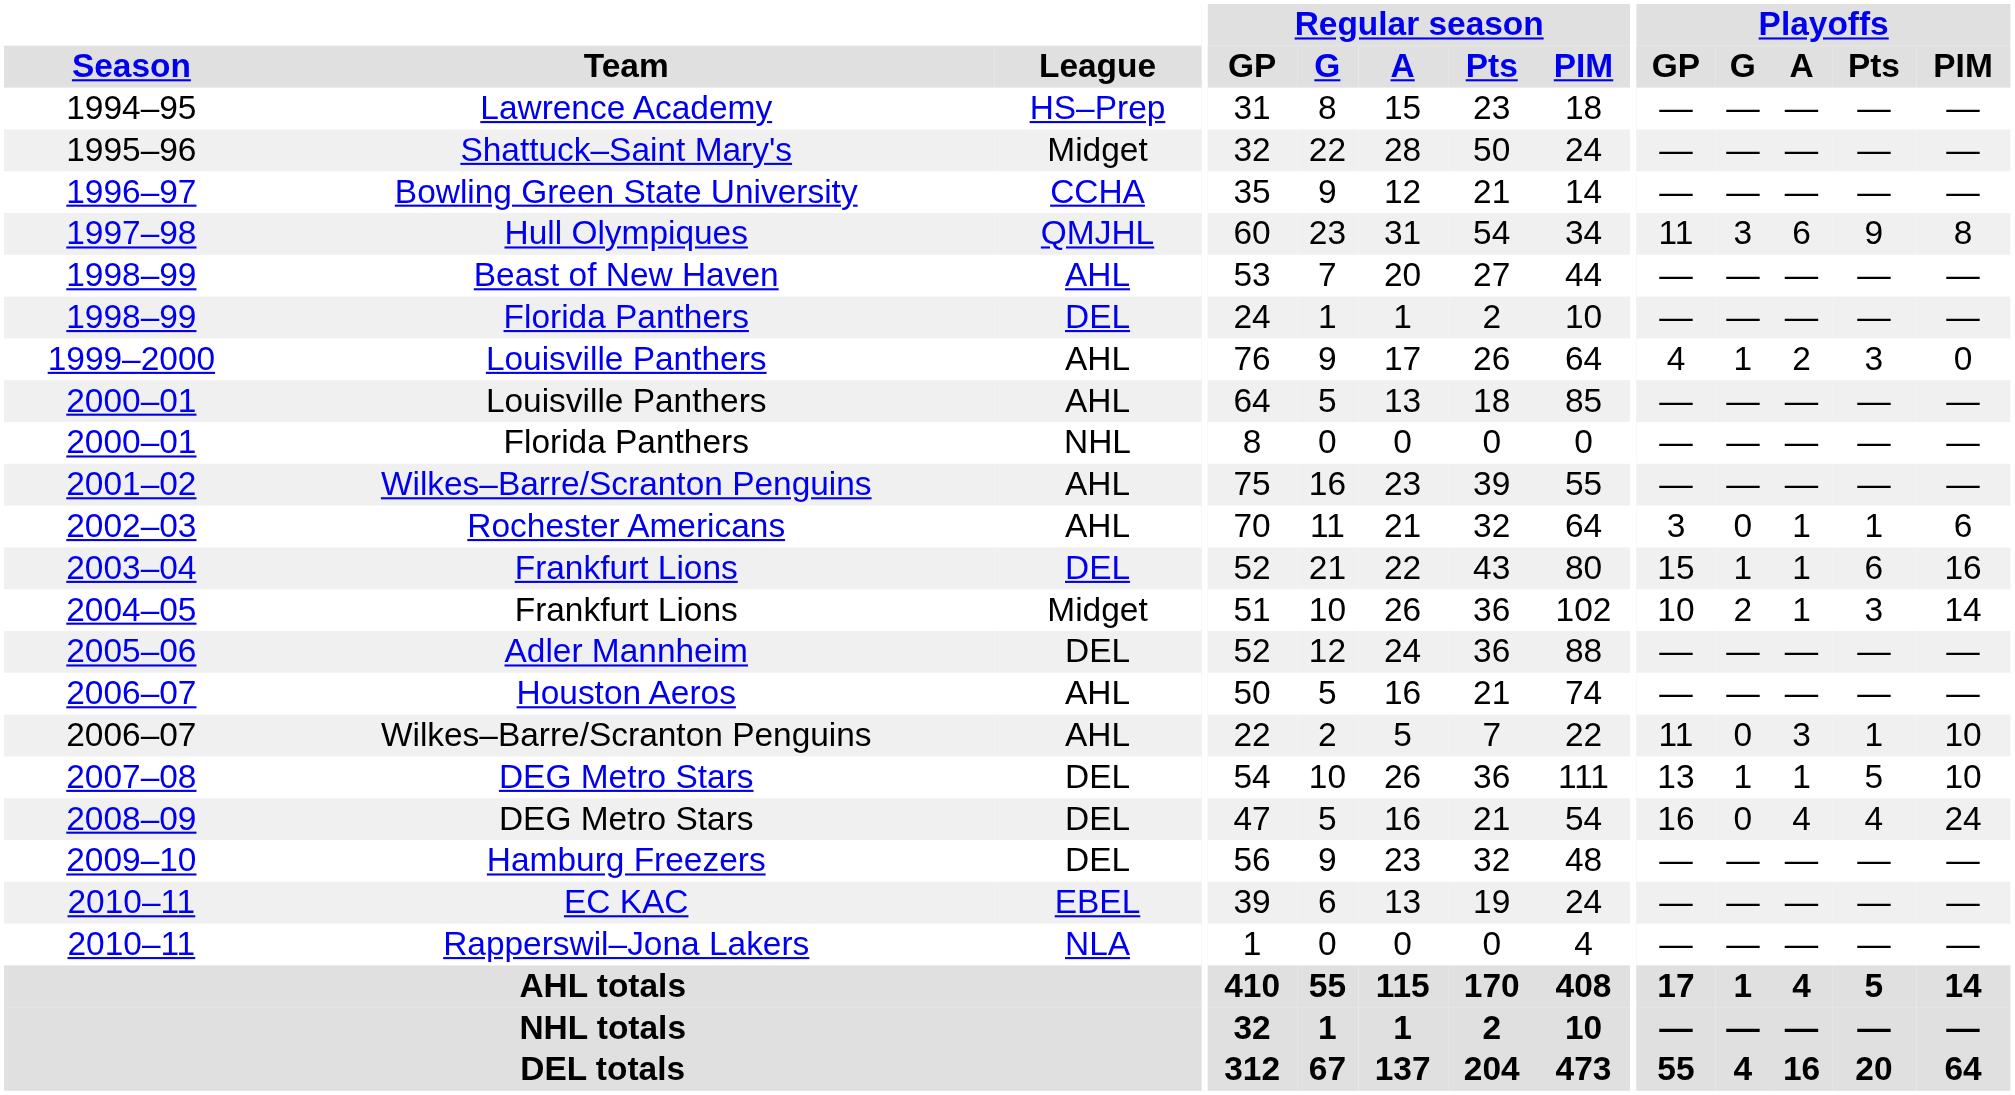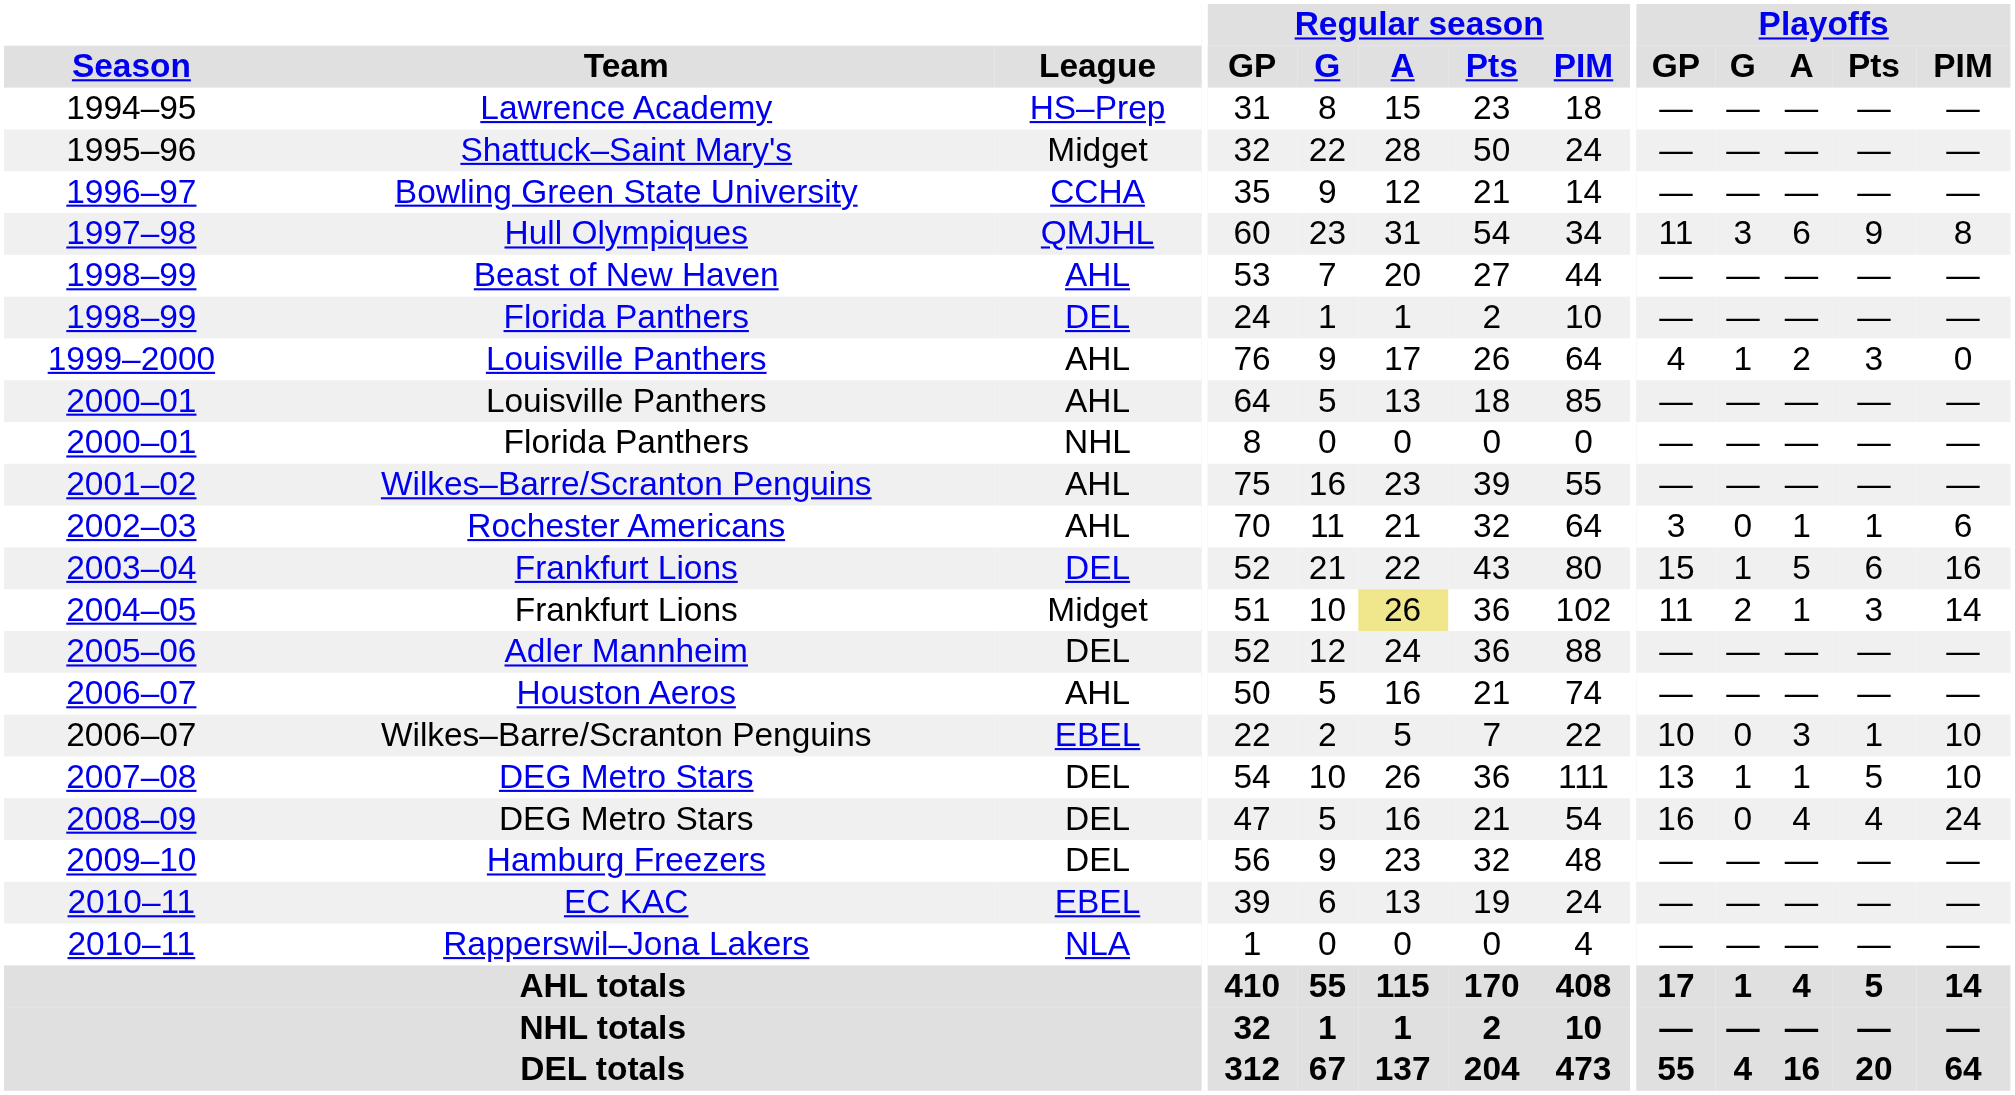(1801, 567) 1 -> (1801, 567) 5
(1403, 609) no background -> (1403, 609) khaki background
(1676, 609) 10 -> (1676, 609) 11
(1098, 734) AHL -> (1098, 734) EBEL
(1676, 734) 11 -> (1676, 734) 10
